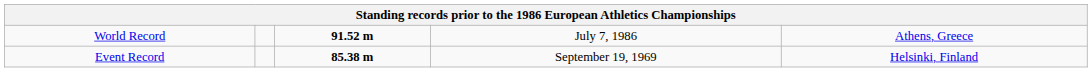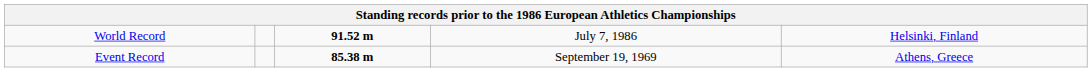(934, 35) Athens, Greece -> (934, 35) Helsinki, Finland
(934, 56) Helsinki, Finland -> (934, 56) Athens, Greece
